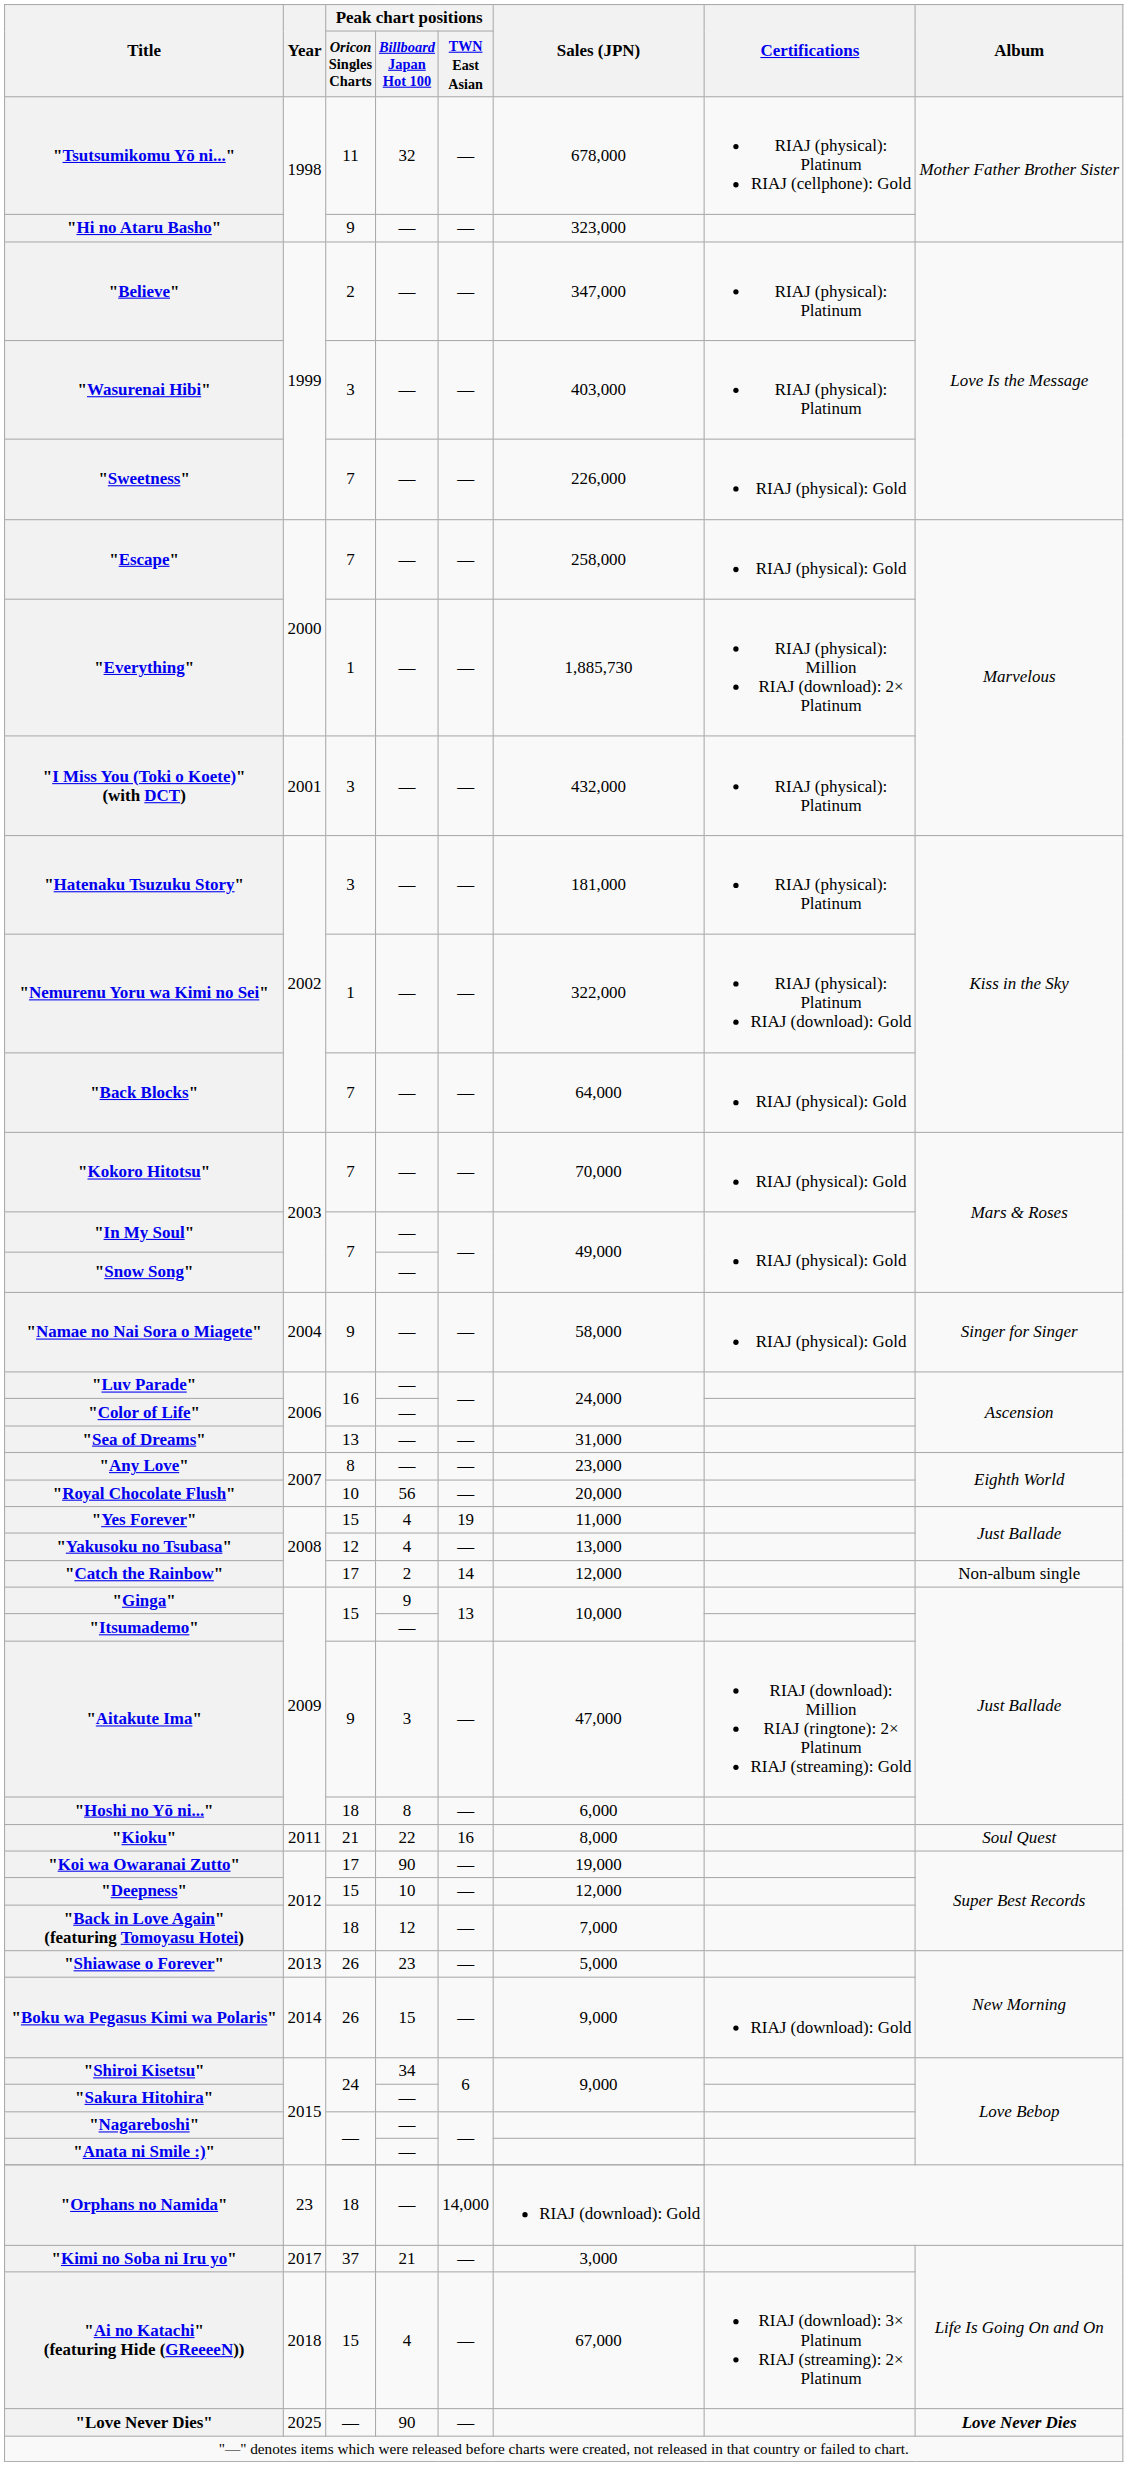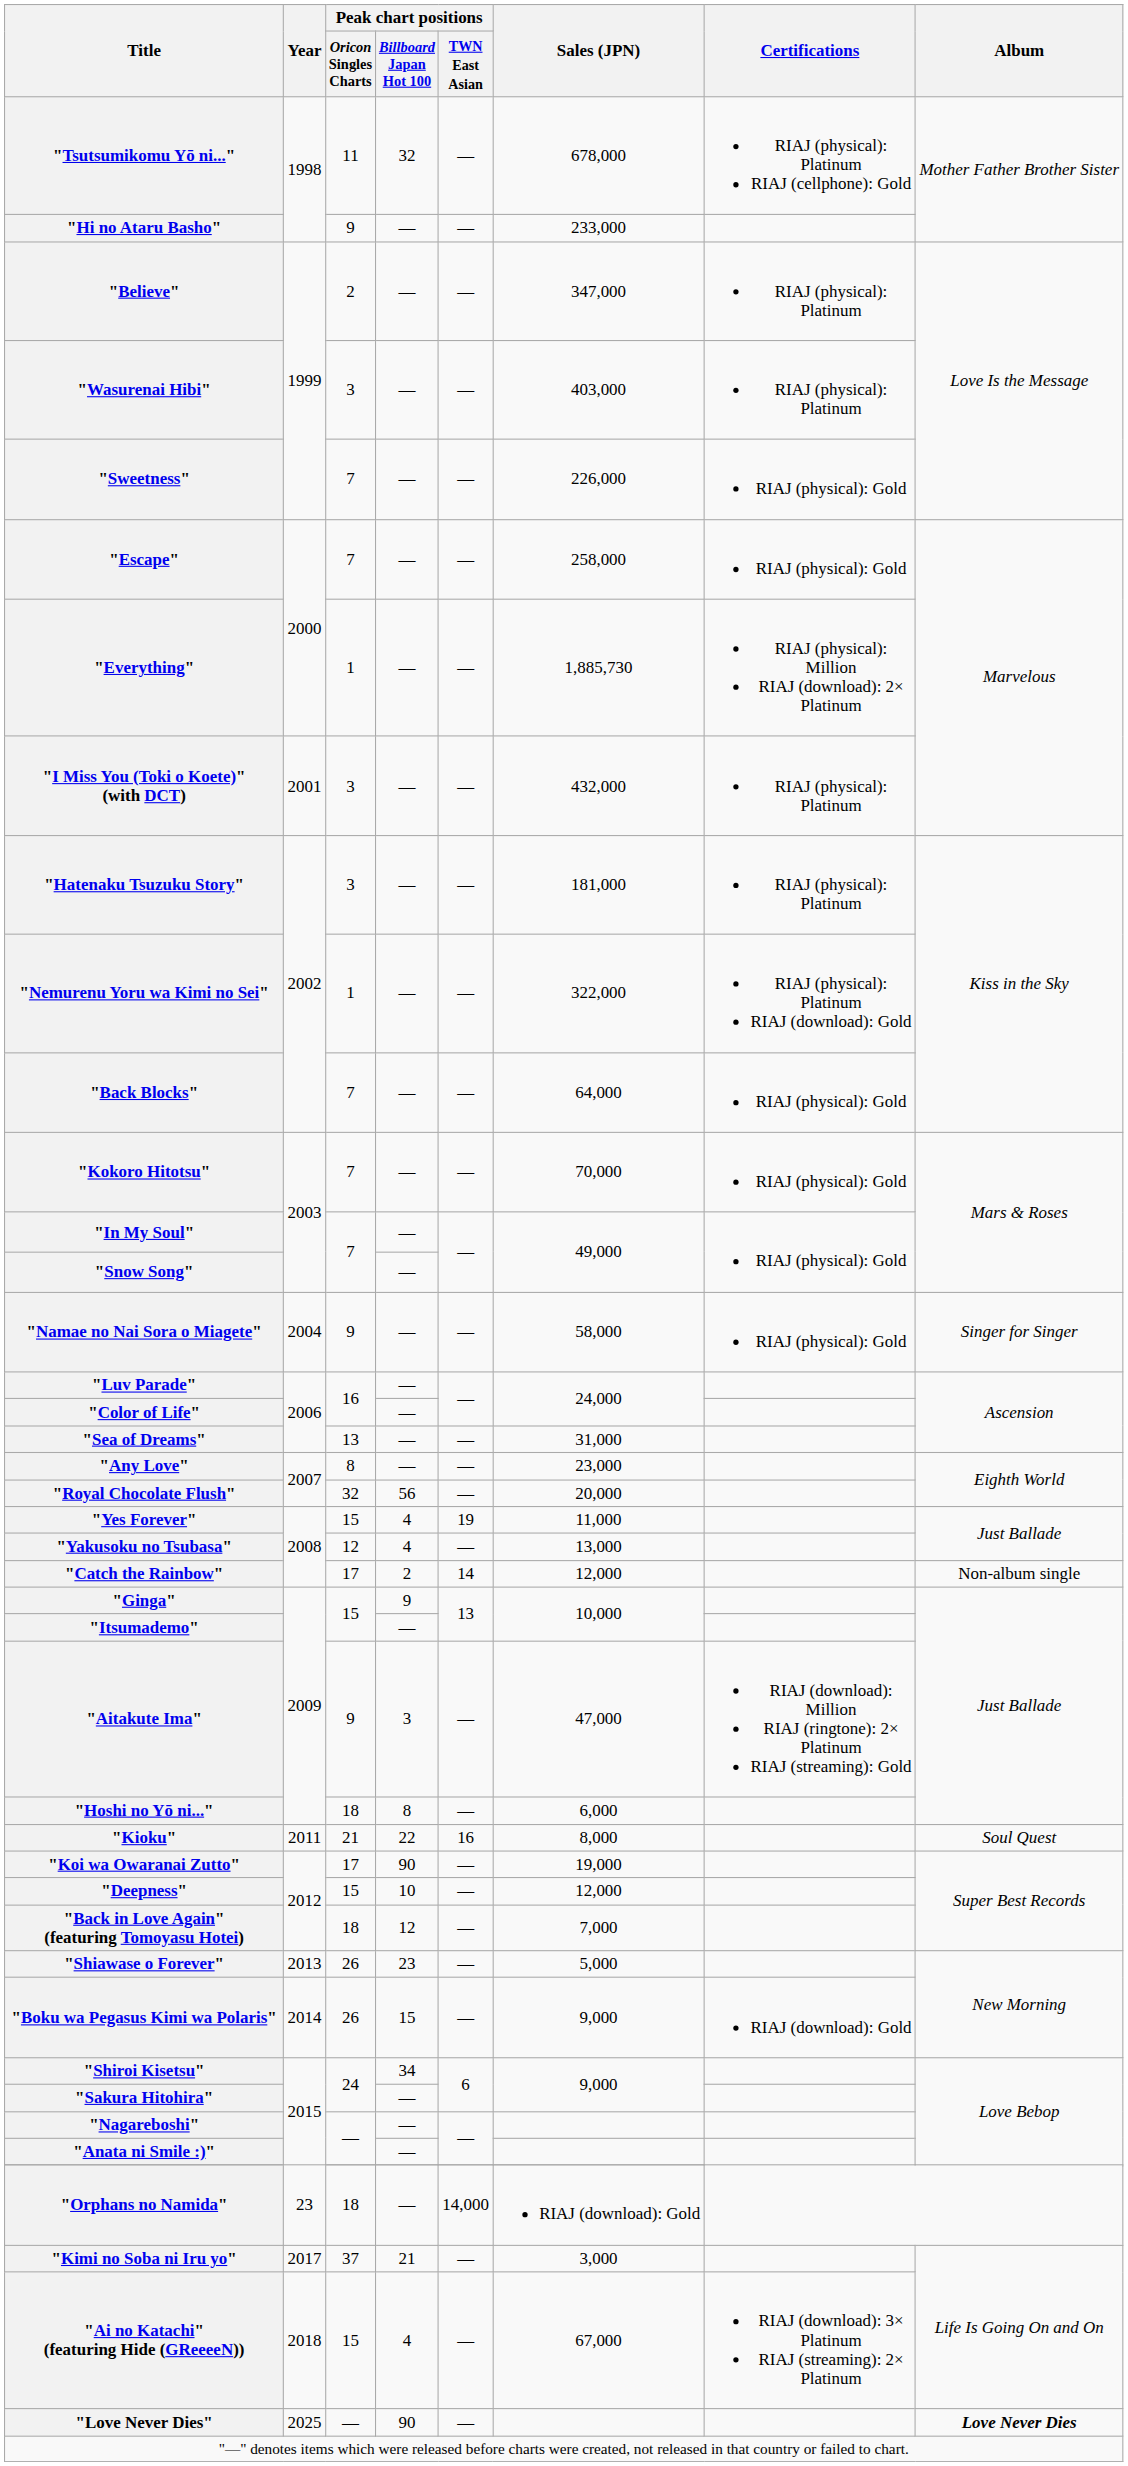(599, 227) 323,000 -> (599, 227) 233,000
(350, 1492) 10 -> (350, 1492) 32
